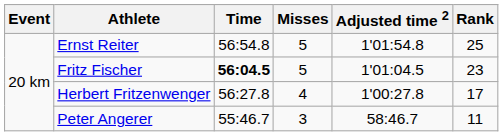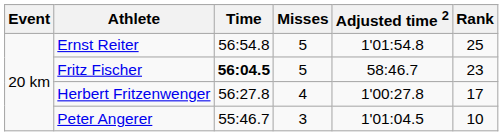(392, 70) 1'01:04.5 -> (392, 70) 58:46.7
(392, 119) 58:46.7 -> (392, 119) 1'01:04.5
(475, 119) 11 -> (475, 119) 10
